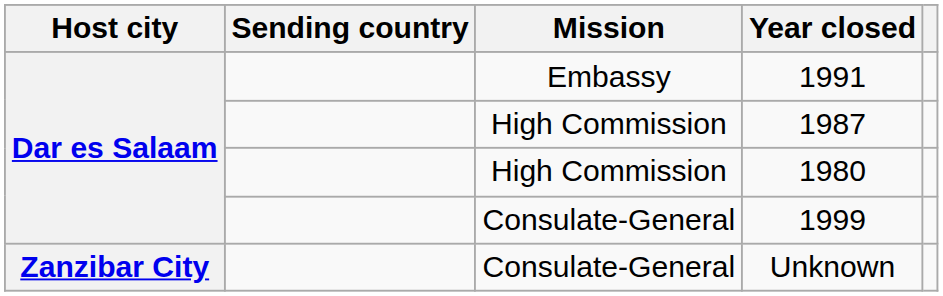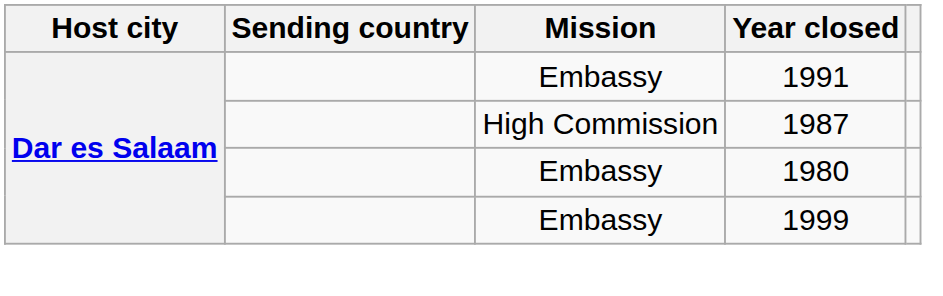(609, 171) High Commission -> (600, 171) Embassy
(609, 219) Consulate-General -> (600, 219) Embassy
- row: (833, 266)
